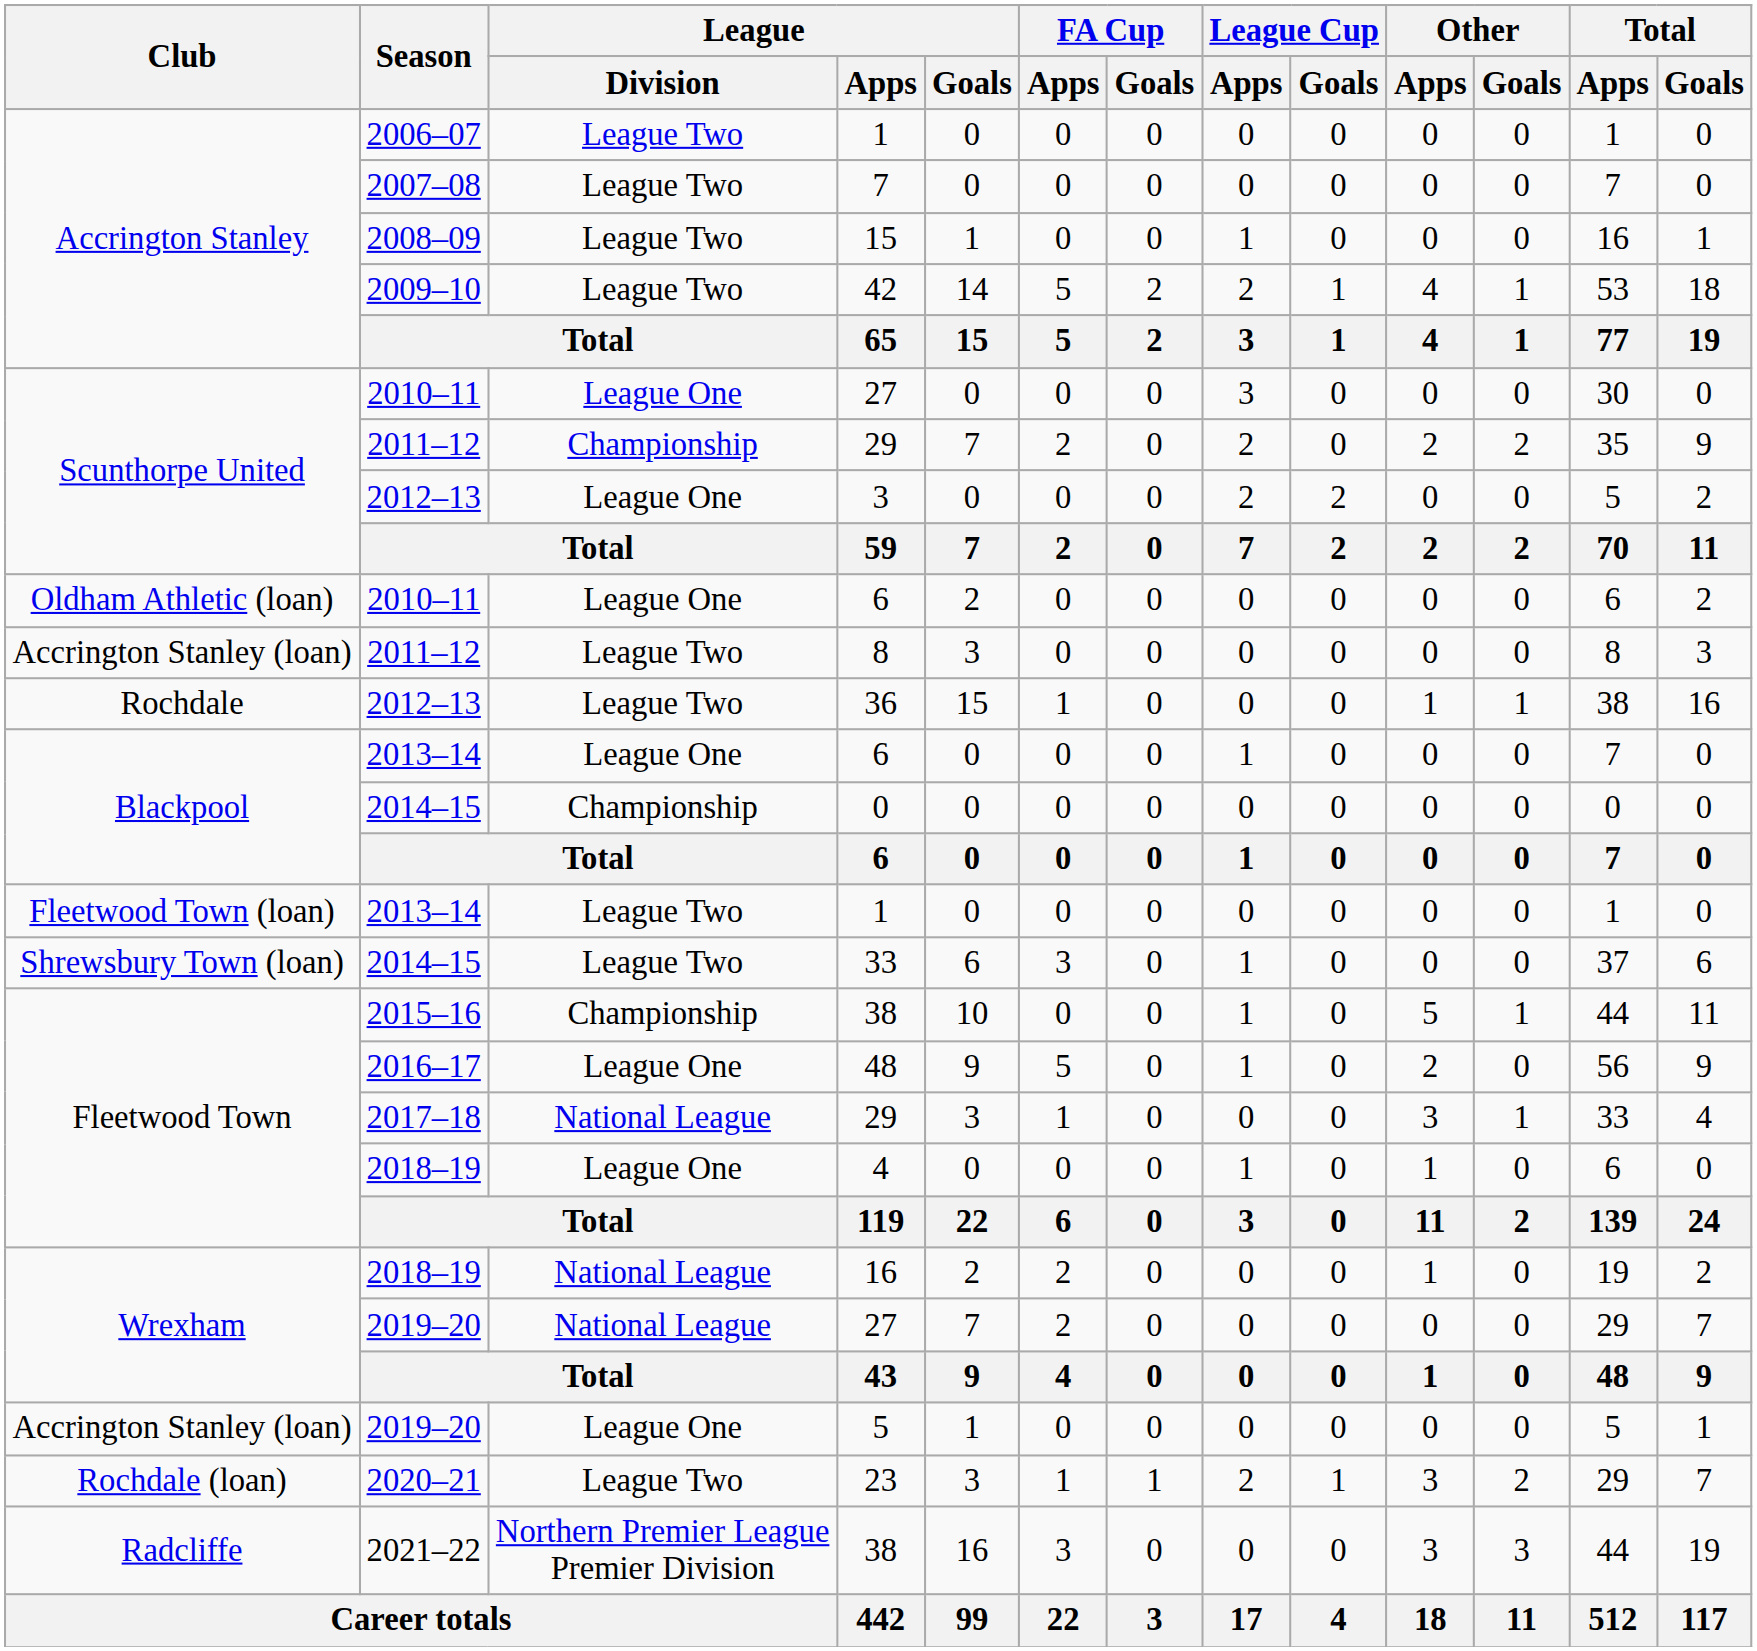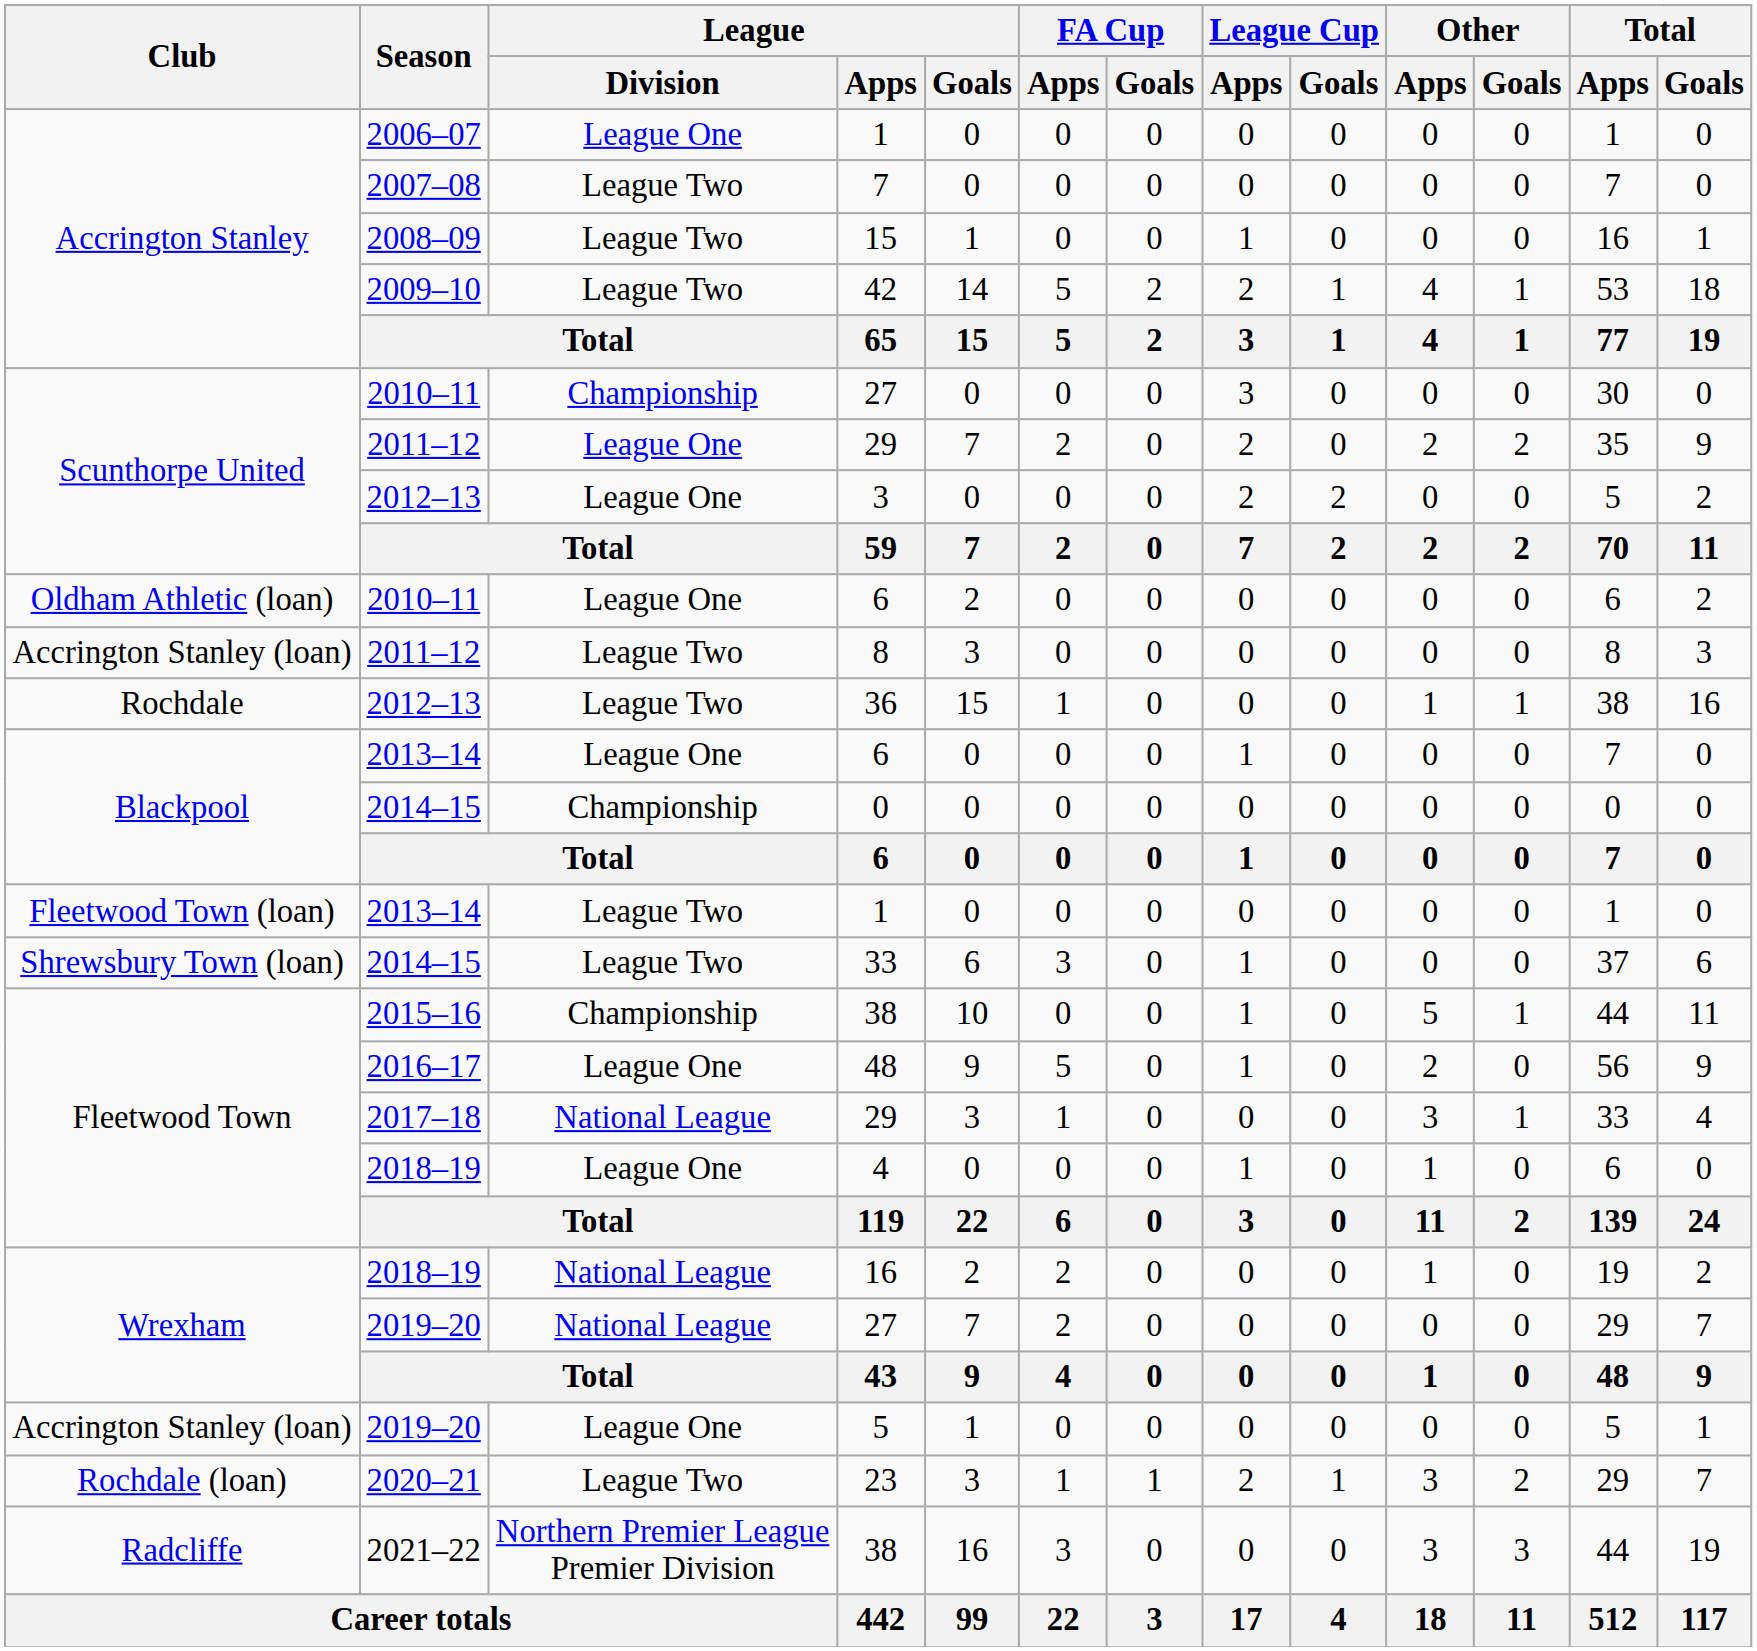(663, 133) League Two -> (663, 133) League One
(663, 392) League One -> (663, 392) Championship
(663, 444) Championship -> (663, 444) League One
